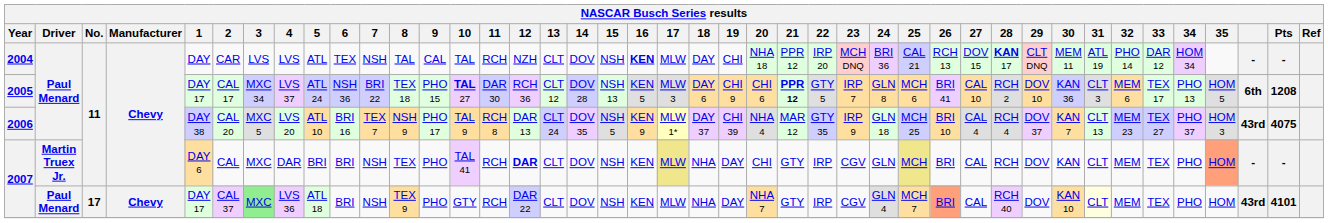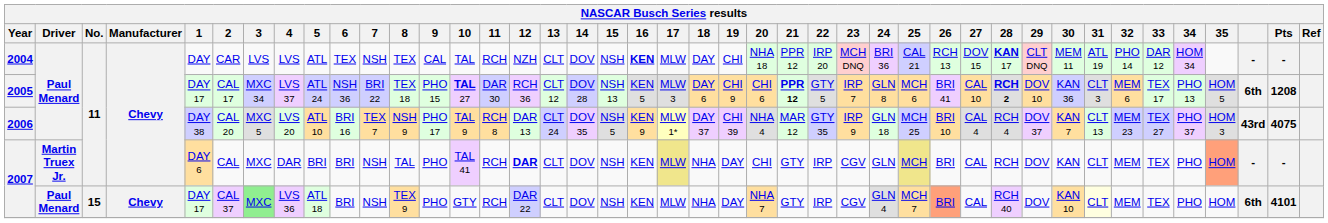(405, 59) TAL -> (405, 59) TEX
(1006, 91) normal -> (1006, 91) bold
(405, 163) TEX -> (405, 163) TAL
(94, 202) 17 -> (94, 202) 15
(1253, 202) 43rd -> (1253, 202) 6th
